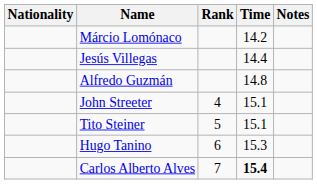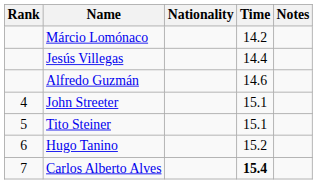columns swapped: (218, 15) <-> (40, 15)
(255, 80) 14.8 -> (255, 80) 14.6
(255, 146) 15.3 -> (255, 146) 15.2
